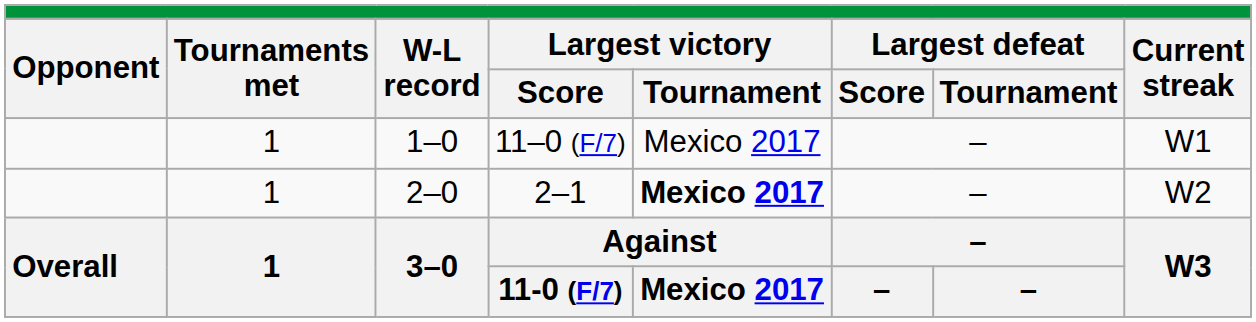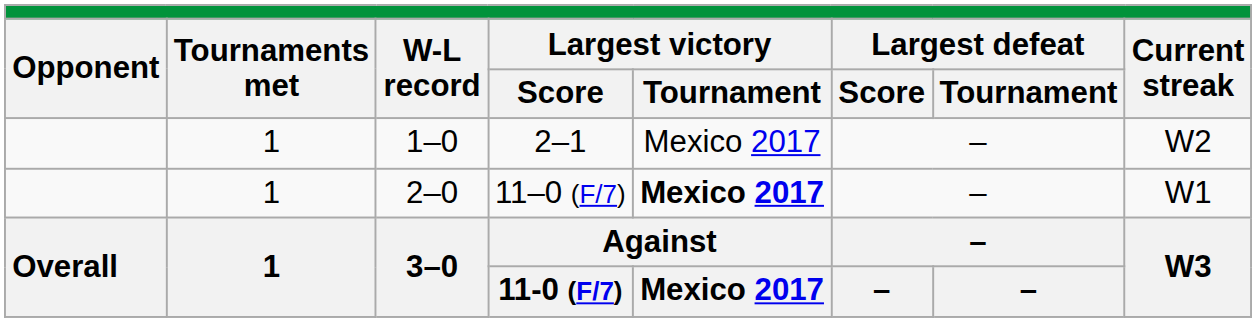(560, 142) 11–0 (F/7) -> (560, 142) 2–1
(1188, 142) W1 -> (1188, 142) W2
(560, 192) 2–1 -> (560, 192) 11–0 (F/7)
(1188, 192) W2 -> (1188, 192) W1
